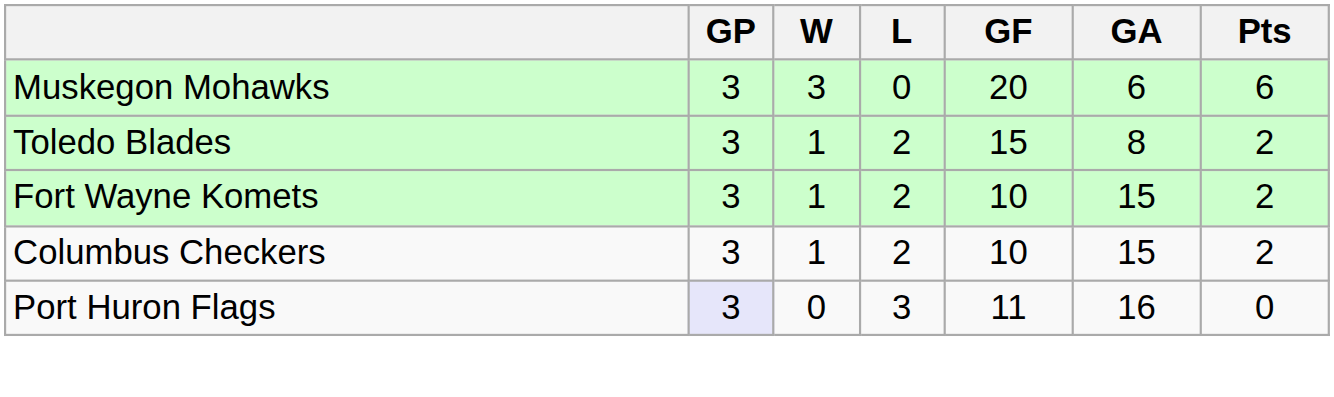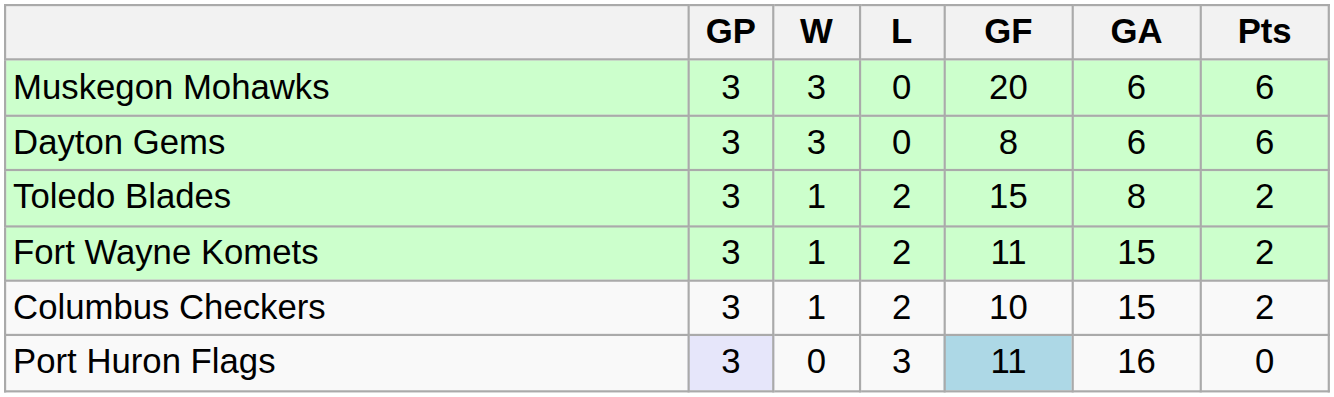+ row: (119, 142)
(1008, 197) 10 -> (1008, 252) 11
(1008, 307) no background -> (1008, 362) lightblue background
